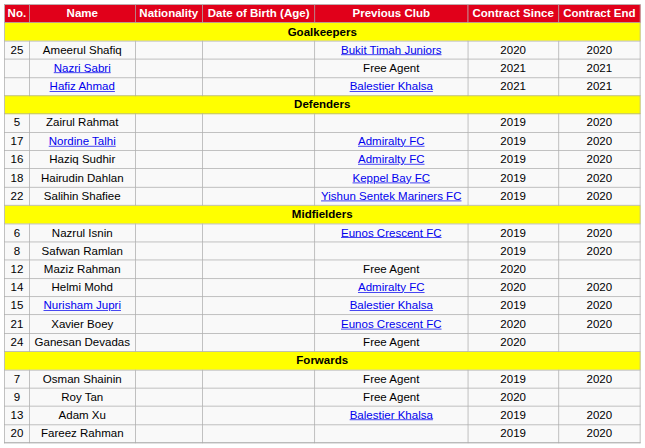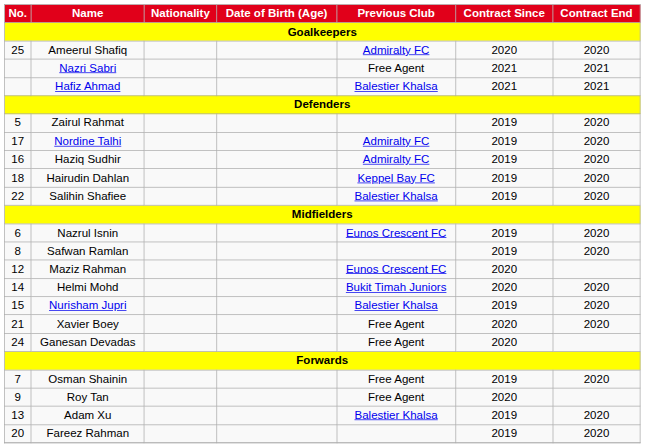(391, 50) Bukit Timah Juniors -> (396, 50) Admiralty FC
(391, 196) Yishun Sentek Mariners FC -> (396, 196) Balestier Khalsa
(391, 269) Free Agent -> (396, 269) Eunos Crescent FC
(391, 287) Admiralty FC -> (396, 287) Bukit Timah Juniors
(391, 324) Eunos Crescent FC -> (396, 324) Free Agent
